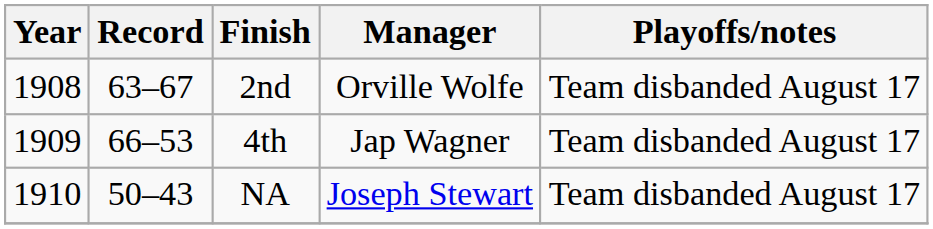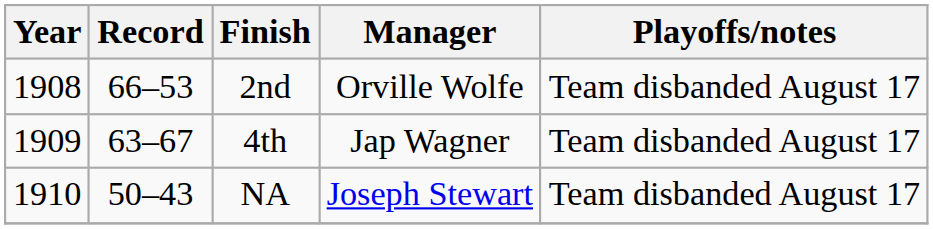(150, 85) 63–67 -> (150, 85) 66–53
(150, 140) 66–53 -> (150, 140) 63–67
